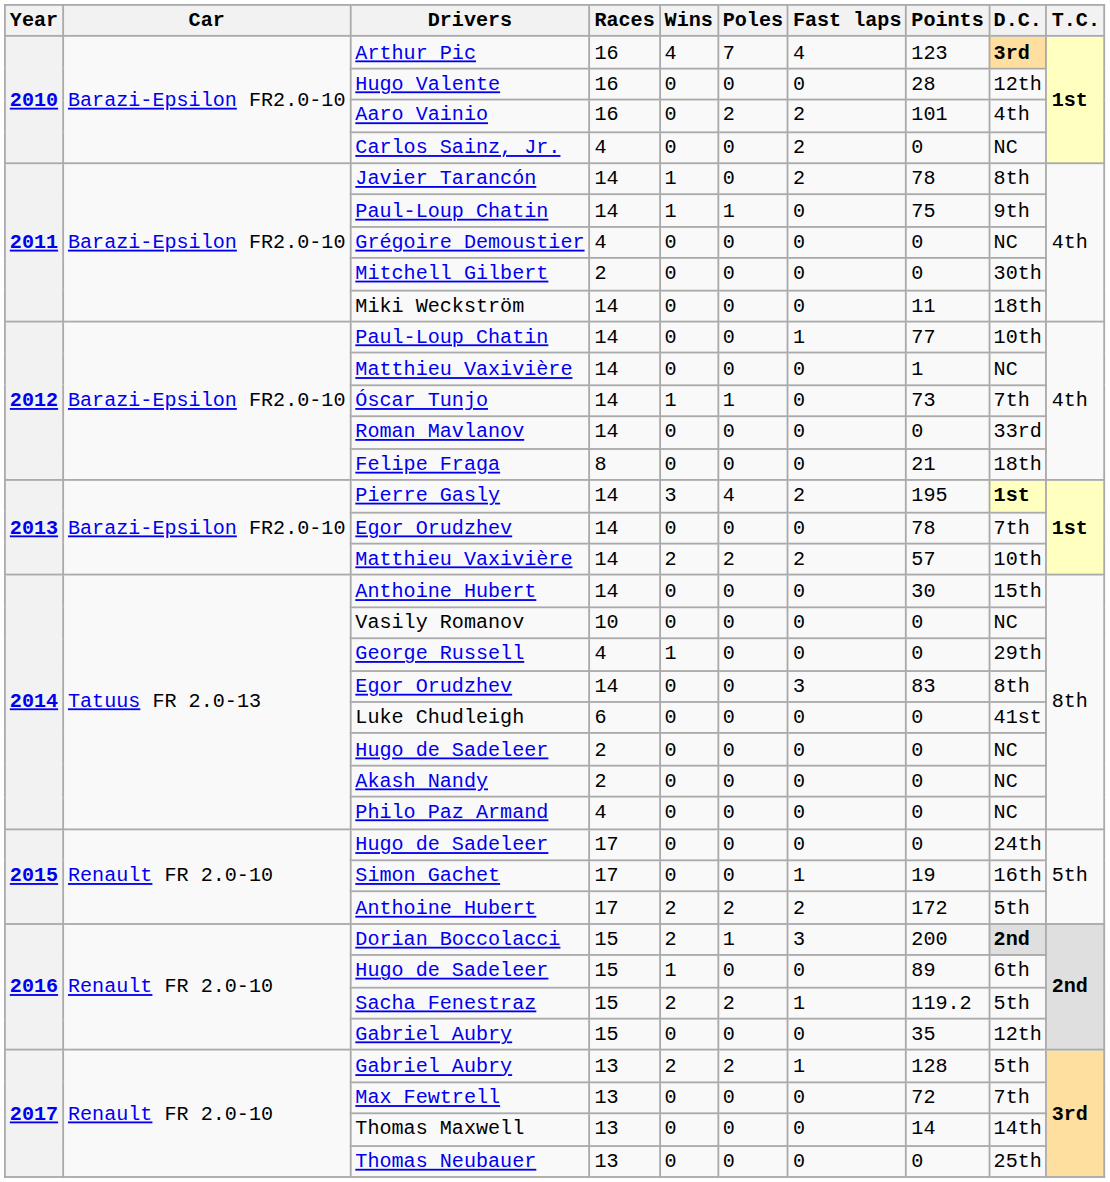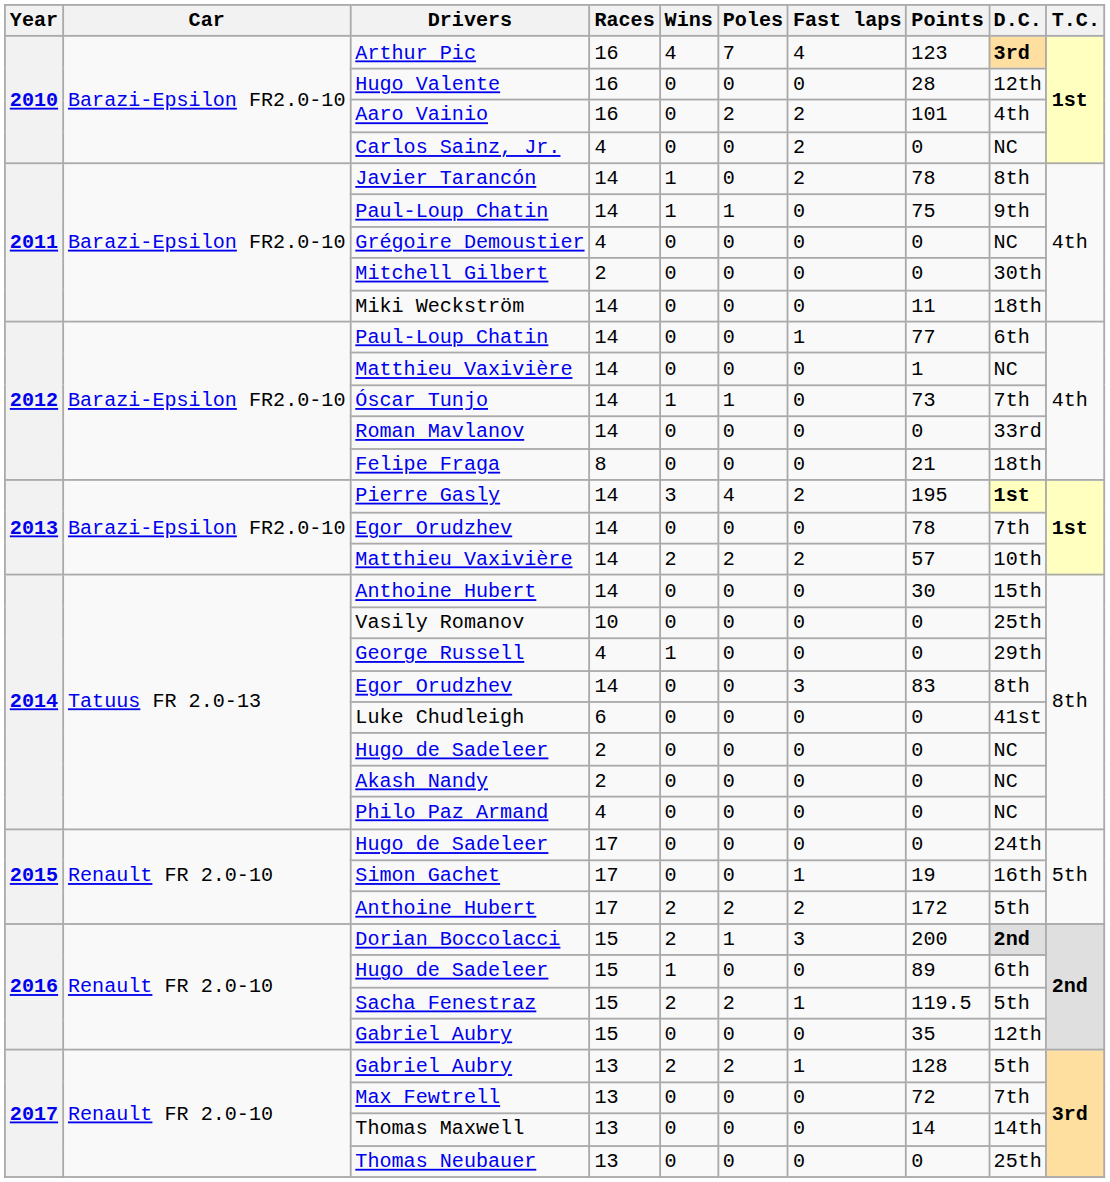(1018, 338) 10th -> (1012, 338) 6th
(1006, 623) NC -> (1018, 623) 25th
(942, 1003) 119.2 -> (942, 1003) 119.5
